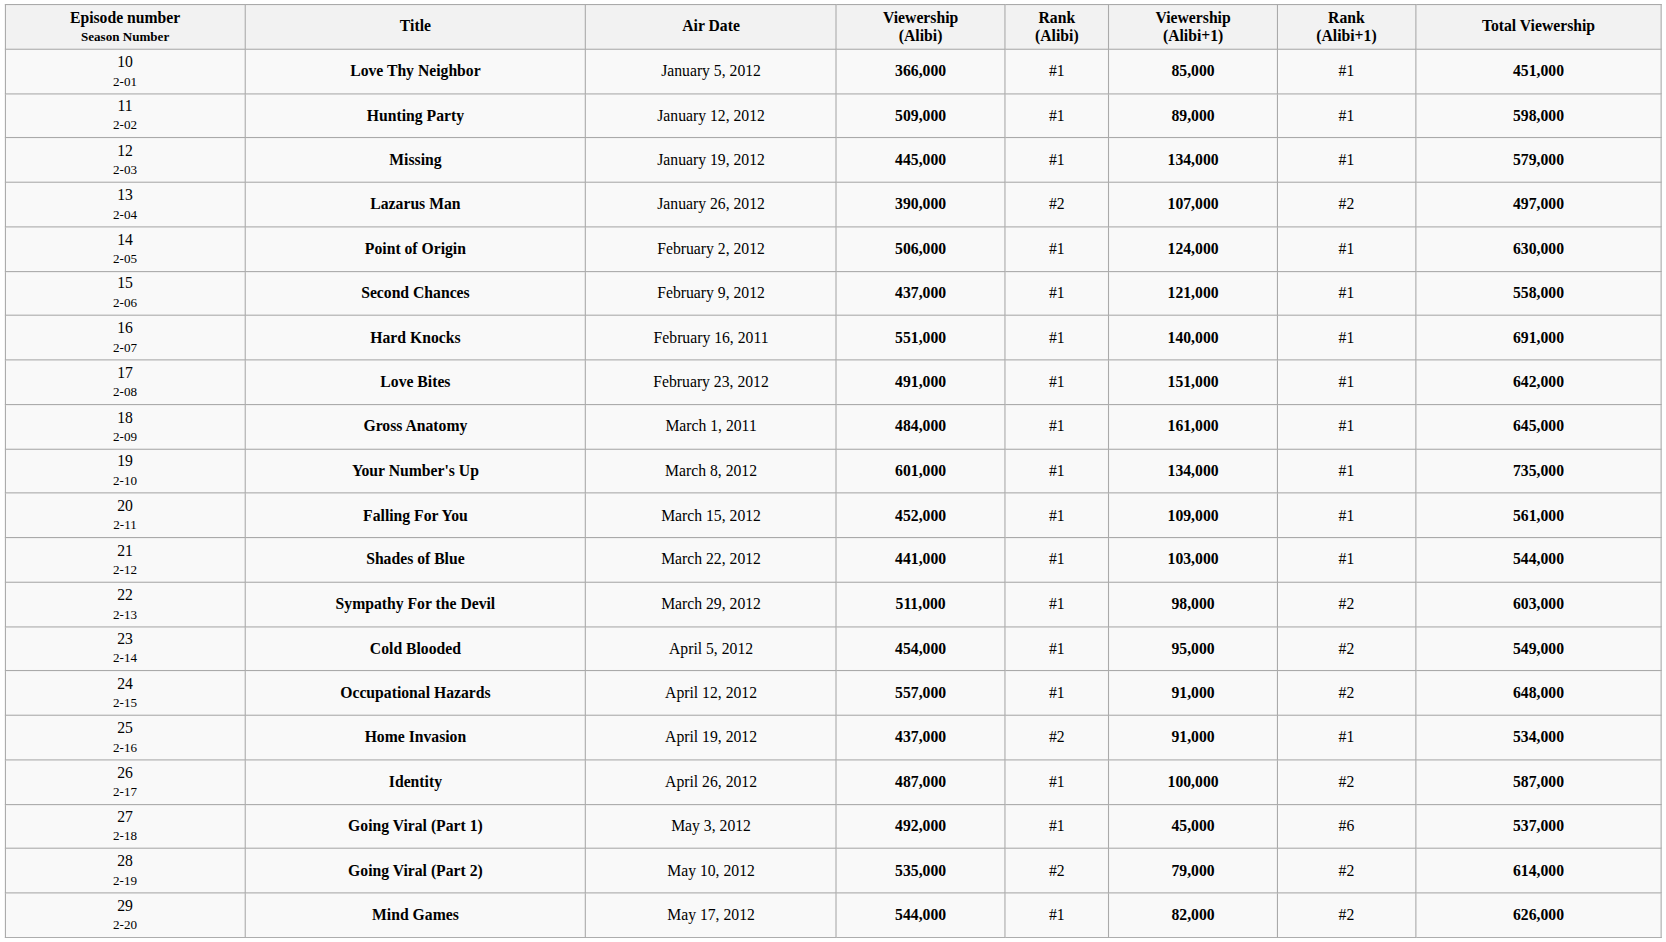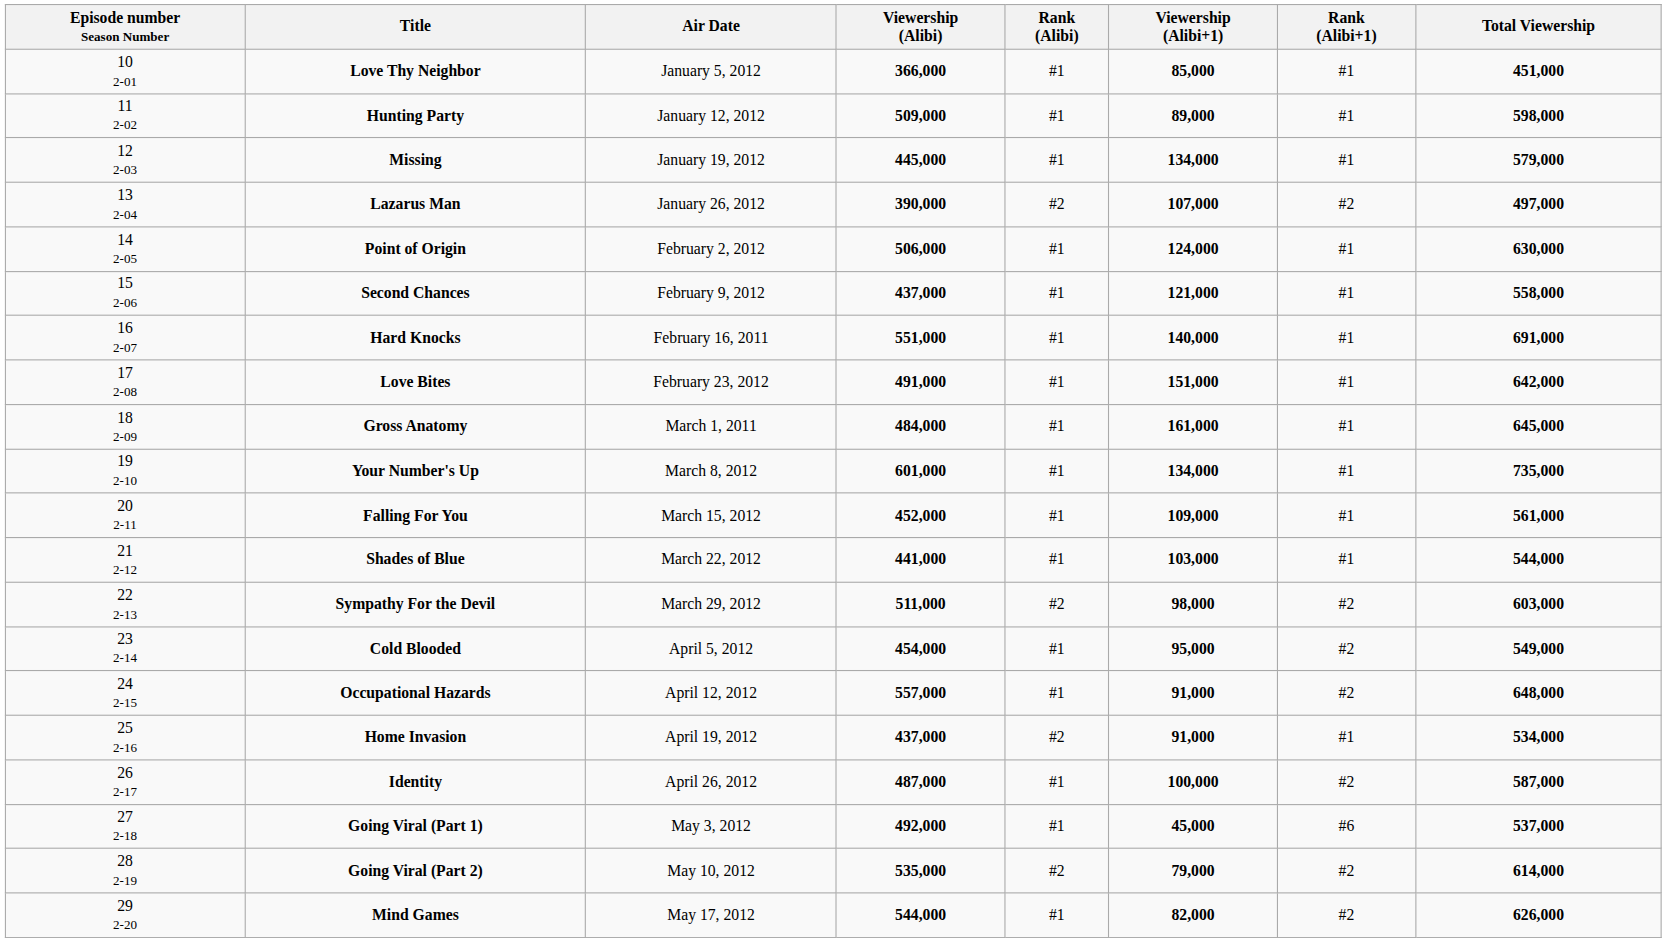(1057, 604) #1 -> (1057, 604) #2
